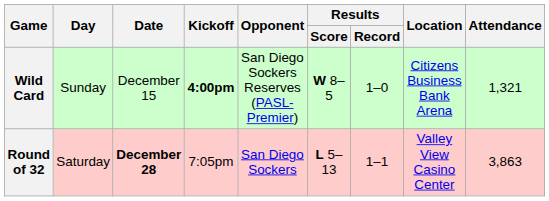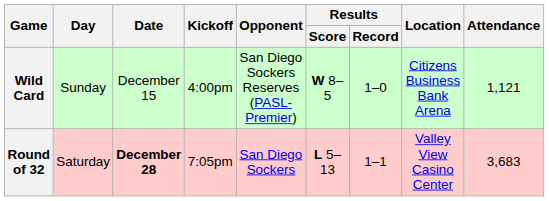(211, 88) bold -> (210, 88) normal
(505, 88) 1,321 -> (504, 88) 1,121
(505, 162) 3,863 -> (504, 162) 3,683
